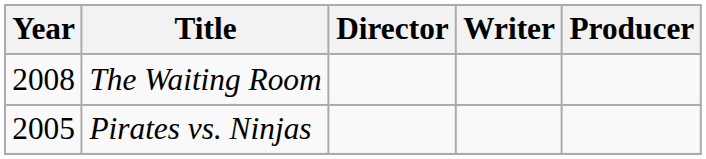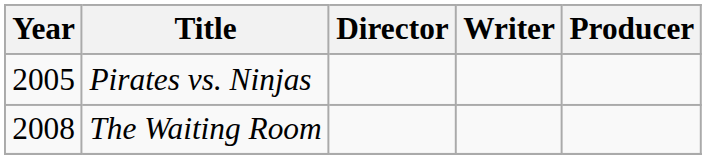rows swapped: (200, 128) <-> (206, 79)
